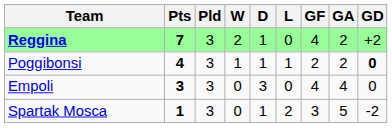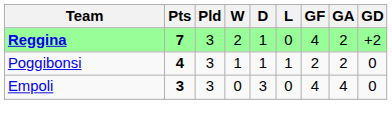(372, 63) bold -> (372, 63) normal
- row: (58, 110)
